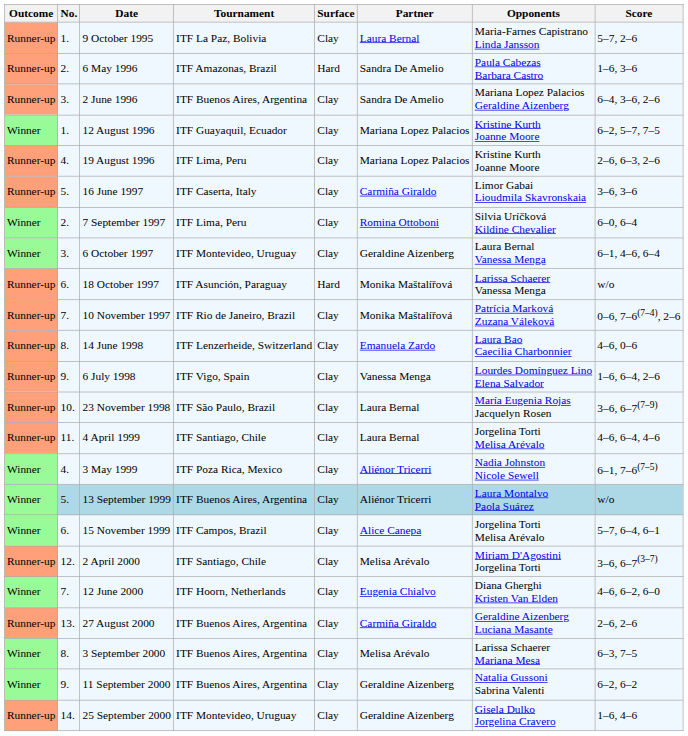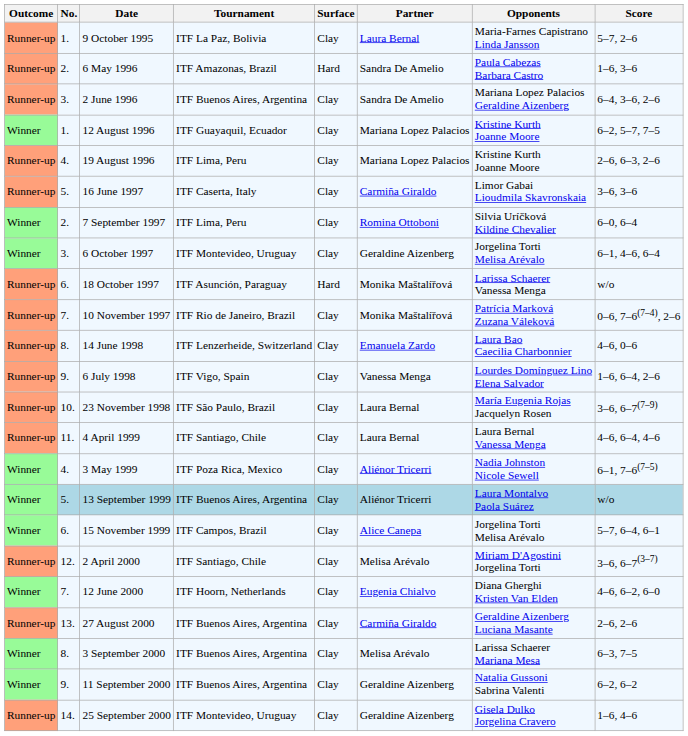(510, 253) Laura Bernal Vanessa Menga -> (510, 253) Jorgelina Torti Melisa Arévalo
(510, 438) Jorgelina Torti Melisa Arévalo -> (510, 438) Laura Bernal Vanessa Menga
